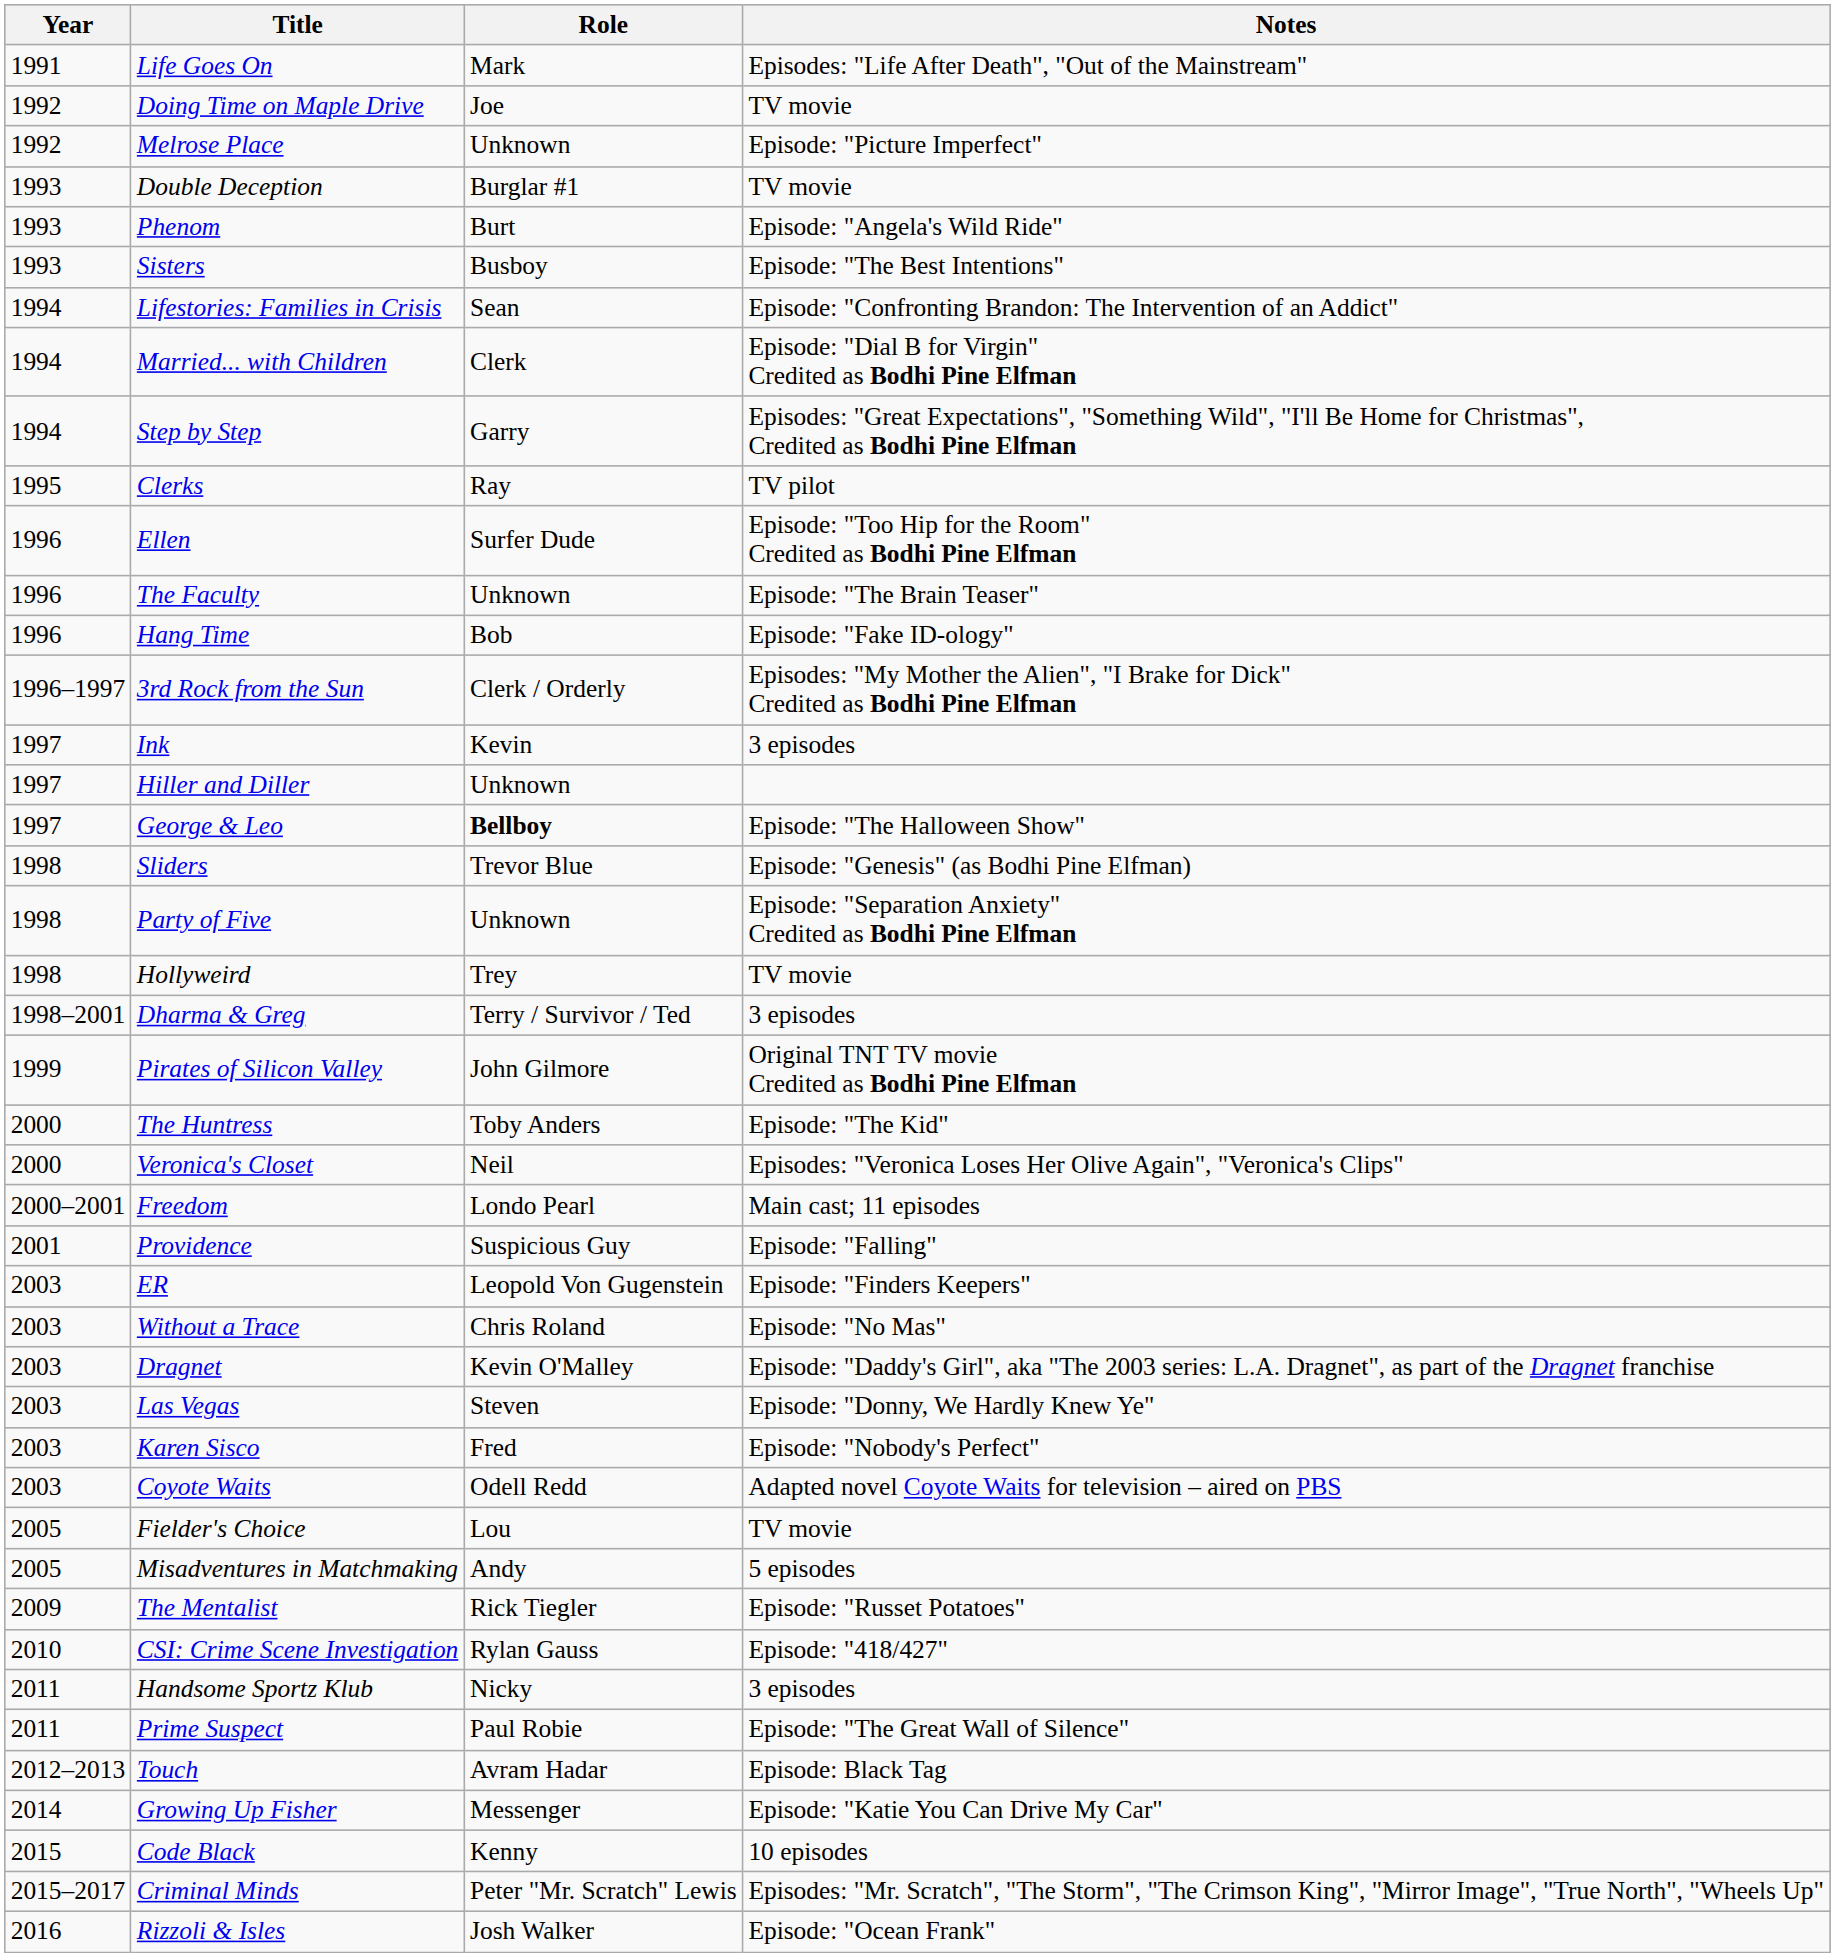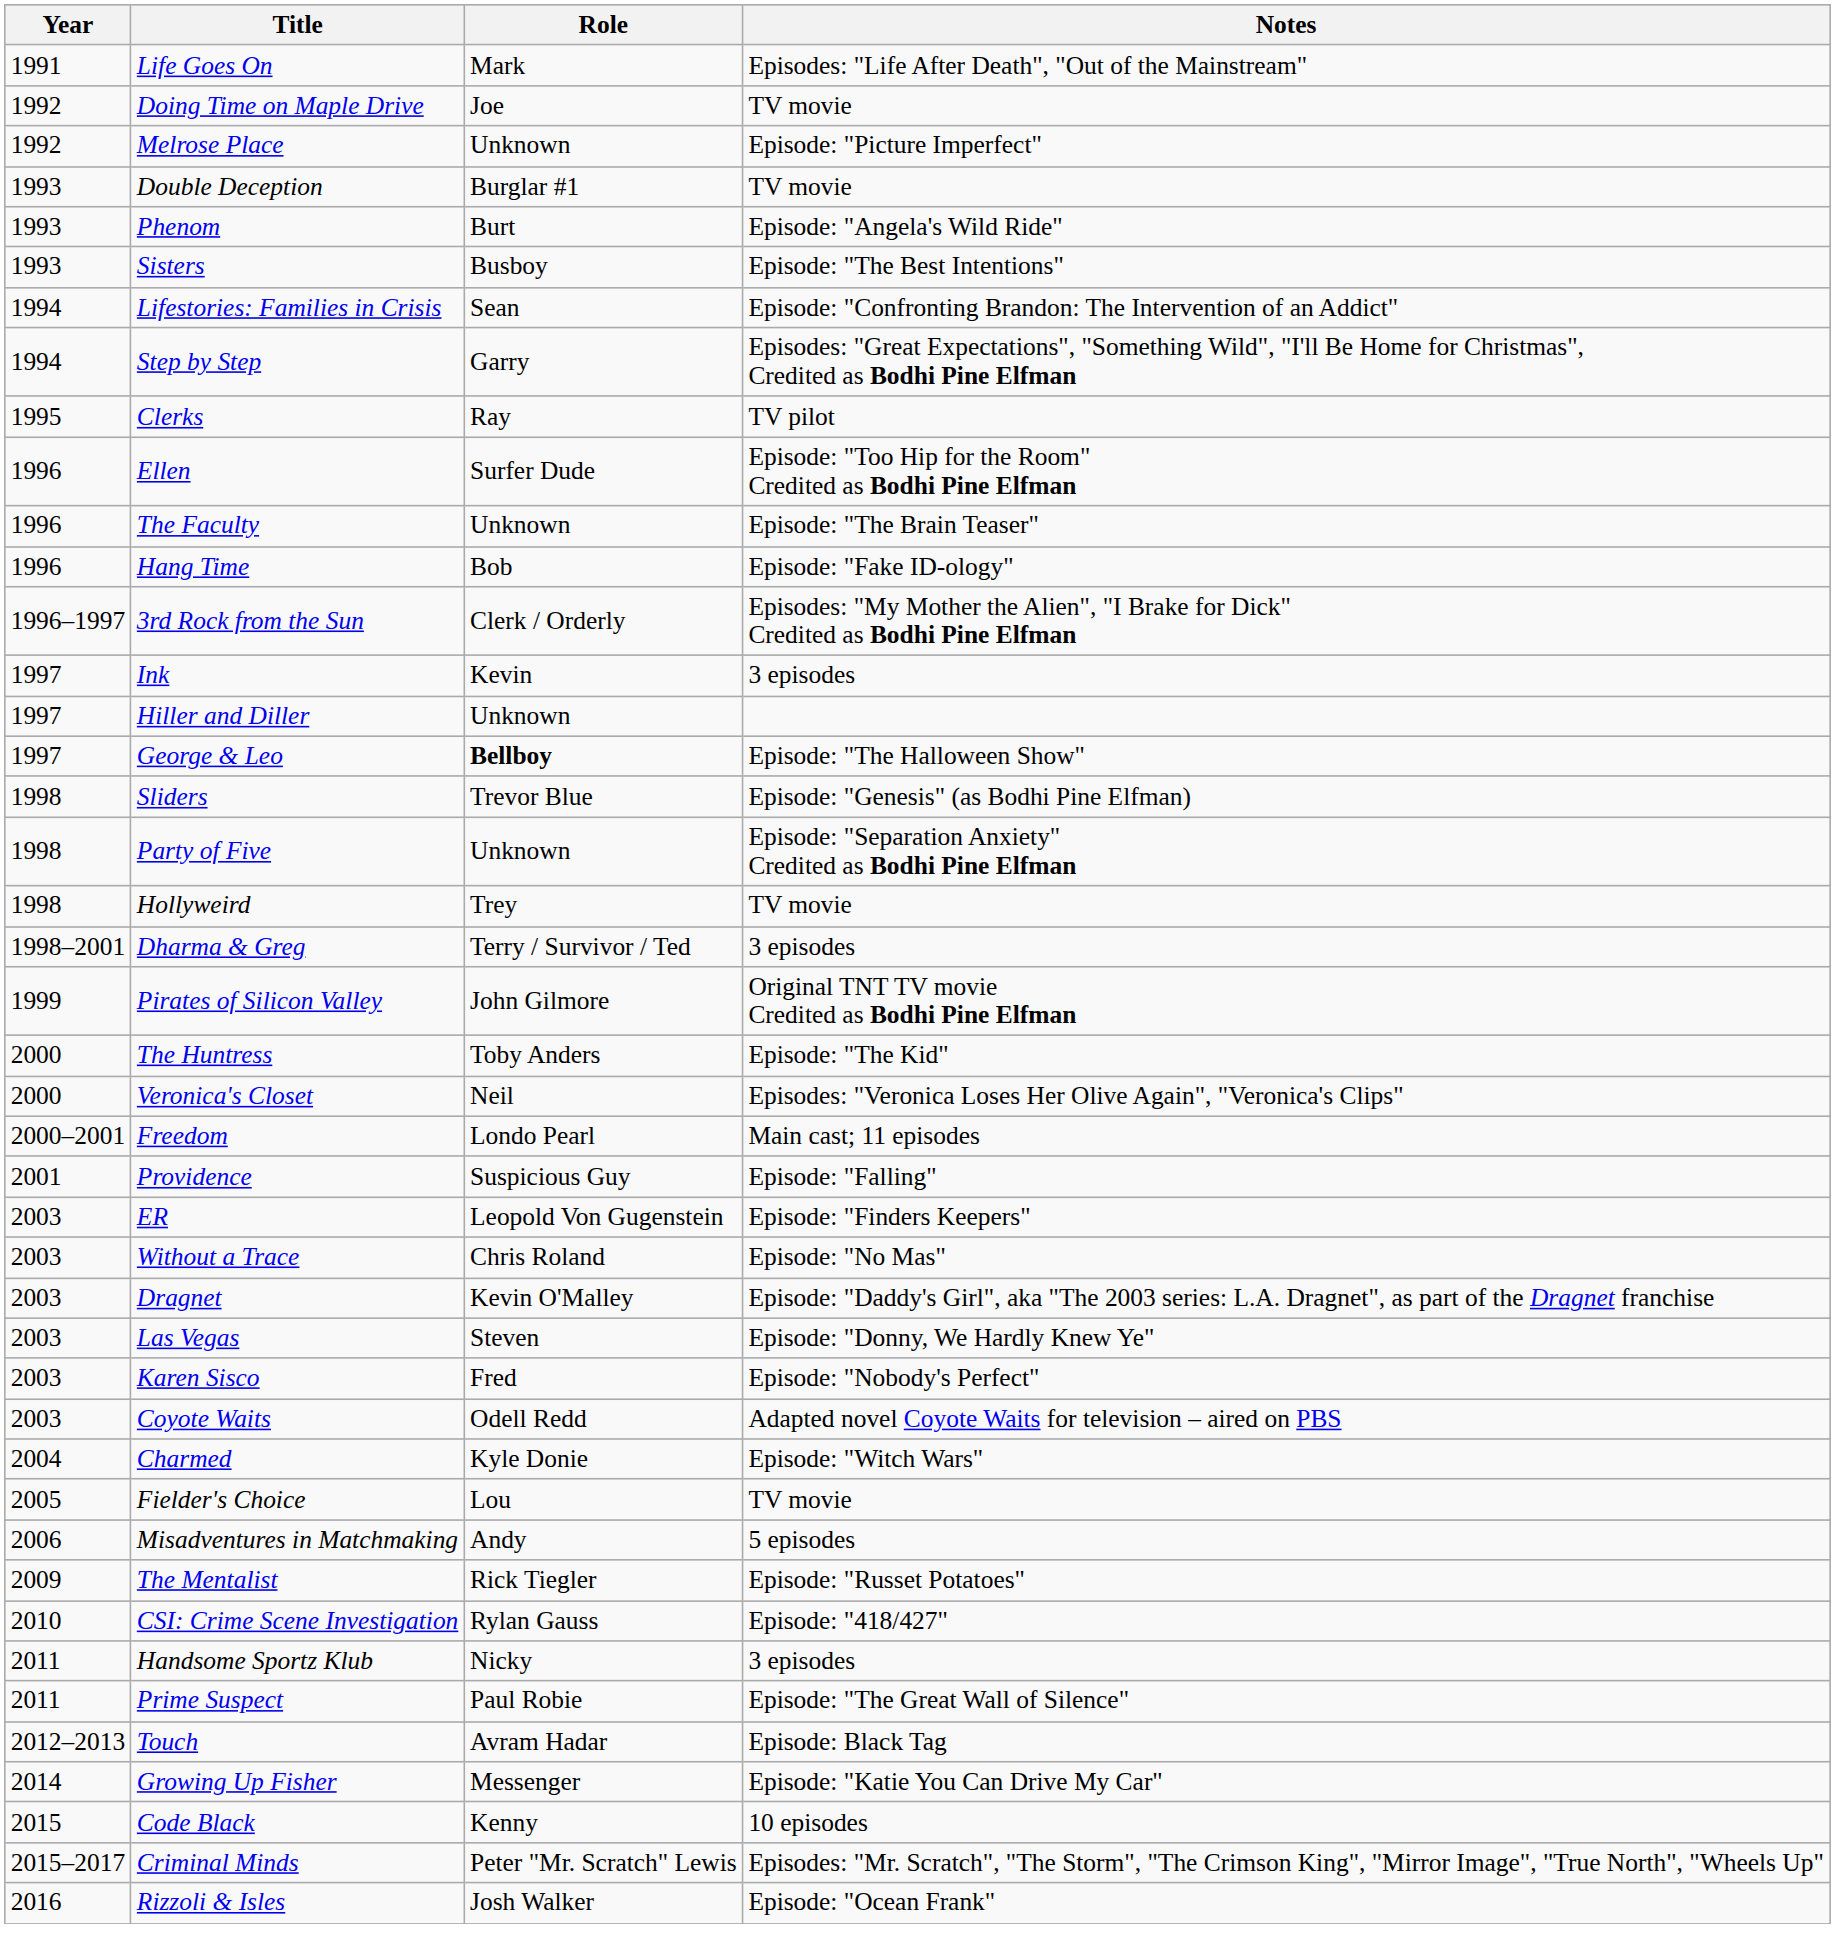- row: (262, 361)
+ row: (184, 1458)
(36, 1568) 2005 -> (36, 1539) 2006
